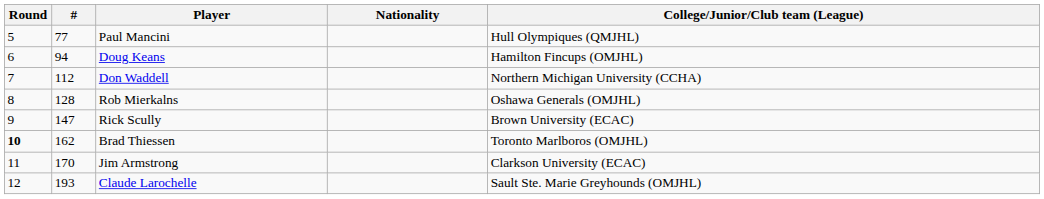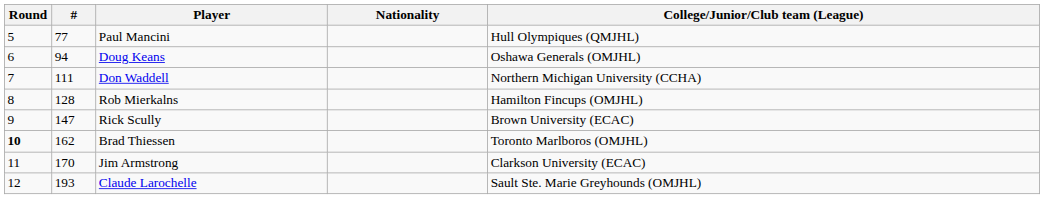(567, 57) Hamilton Fincups (OMJHL) -> (565, 57) Oshawa Generals (OMJHL)
(64, 78) 112 -> (64, 78) 111
(565, 99) Oshawa Generals (OMJHL) -> (567, 99) Hamilton Fincups (OMJHL)
